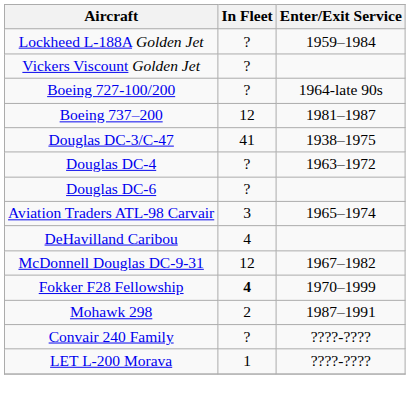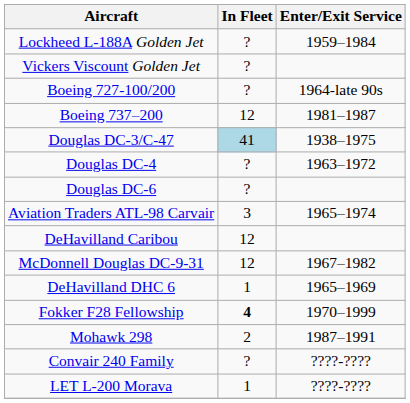(247, 139) no background -> (247, 139) lightblue background
(247, 238) 4 -> (247, 238) 12
+ row: (111, 287)
